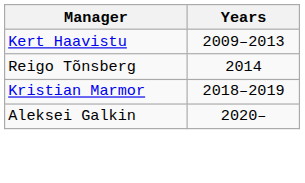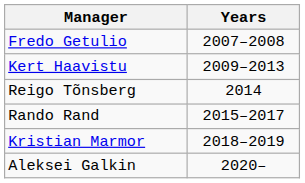+ row: (68, 42)
+ row: (54, 116)
